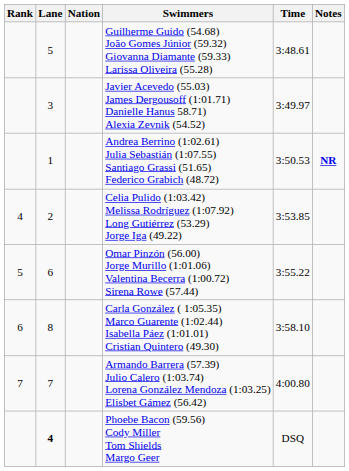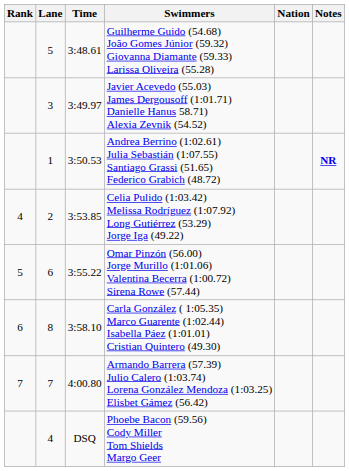columns swapped: (84, 13) <-> (293, 13)
(50, 438) bold -> (50, 438) normal
